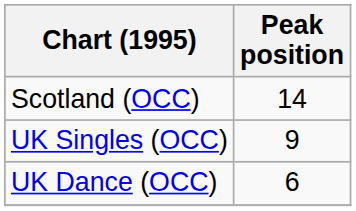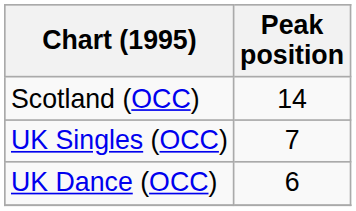(292, 140) 9 -> (292, 140) 7
